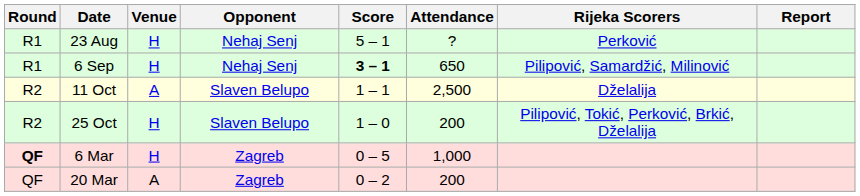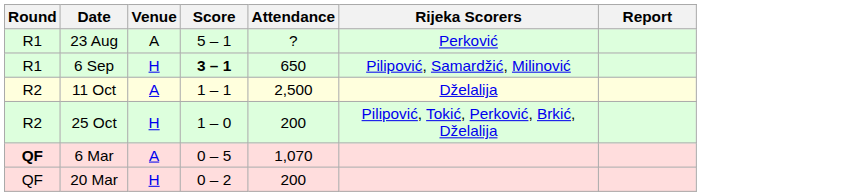- column: (260, 17)
(154, 41) H -> (154, 41) A
(154, 156) H -> (154, 156) A
(452, 156) 1,000 -> (293, 156) 1,070
(154, 180) A -> (154, 180) H
